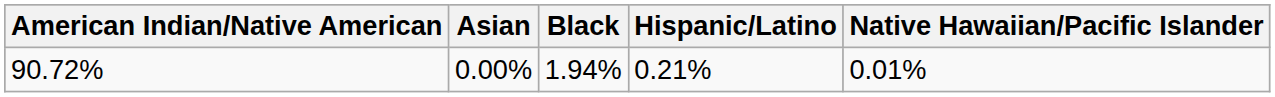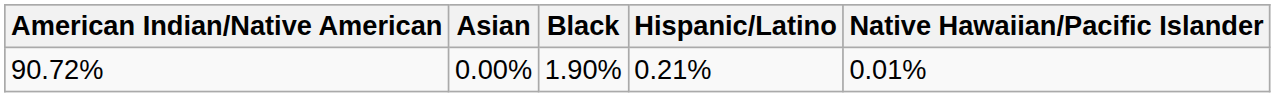(583, 69) 1.94% -> (583, 69) 1.90%
